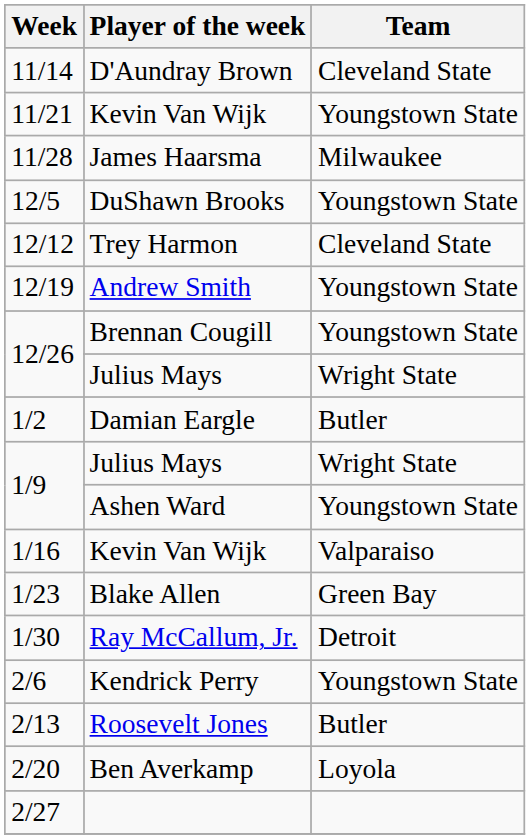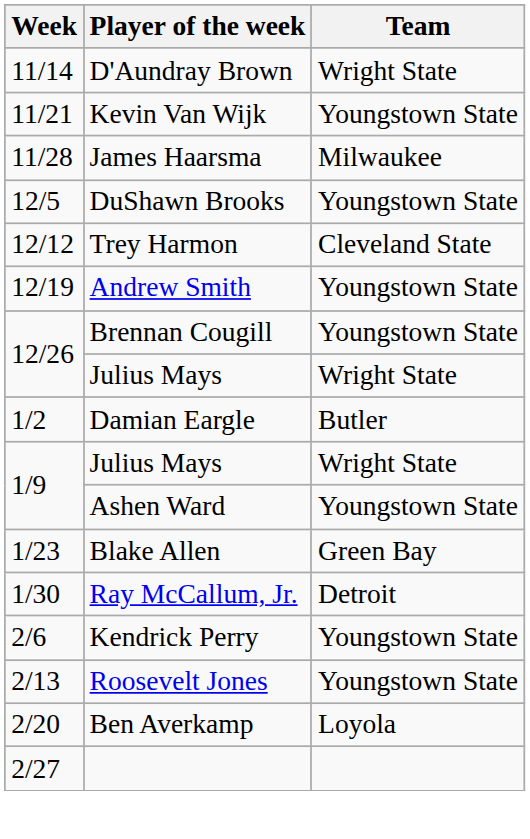(405, 69) Cleveland State -> (387, 69) Wright State
- row: (36, 550)
(352, 724) Butler -> (418, 680) Youngstown State
